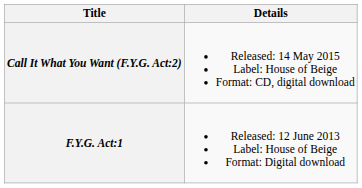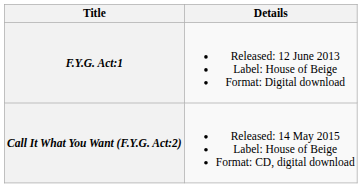rows swapped: (94, 143) <-> (94, 62)
